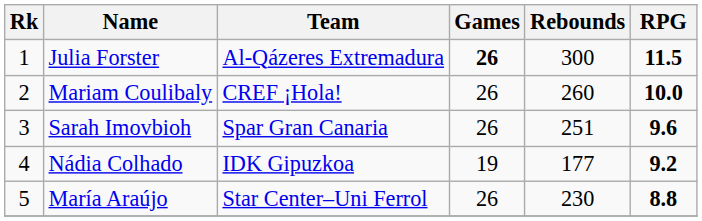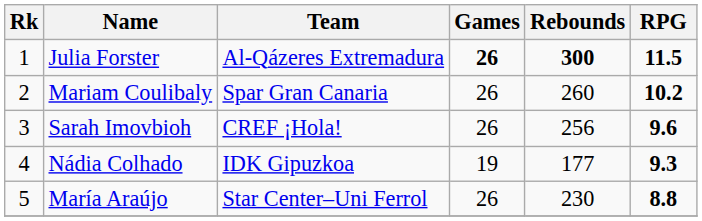(578, 57) normal -> (578, 57) bold
(282, 92) CREF ¡Hola! -> (305, 92) Spar Gran Canaria
(663, 92) 10.0 -> (663, 92) 10.2
(305, 127) Spar Gran Canaria -> (282, 127) CREF ¡Hola!
(578, 127) 251 -> (578, 127) 256
(663, 163) 9.2 -> (663, 163) 9.3
